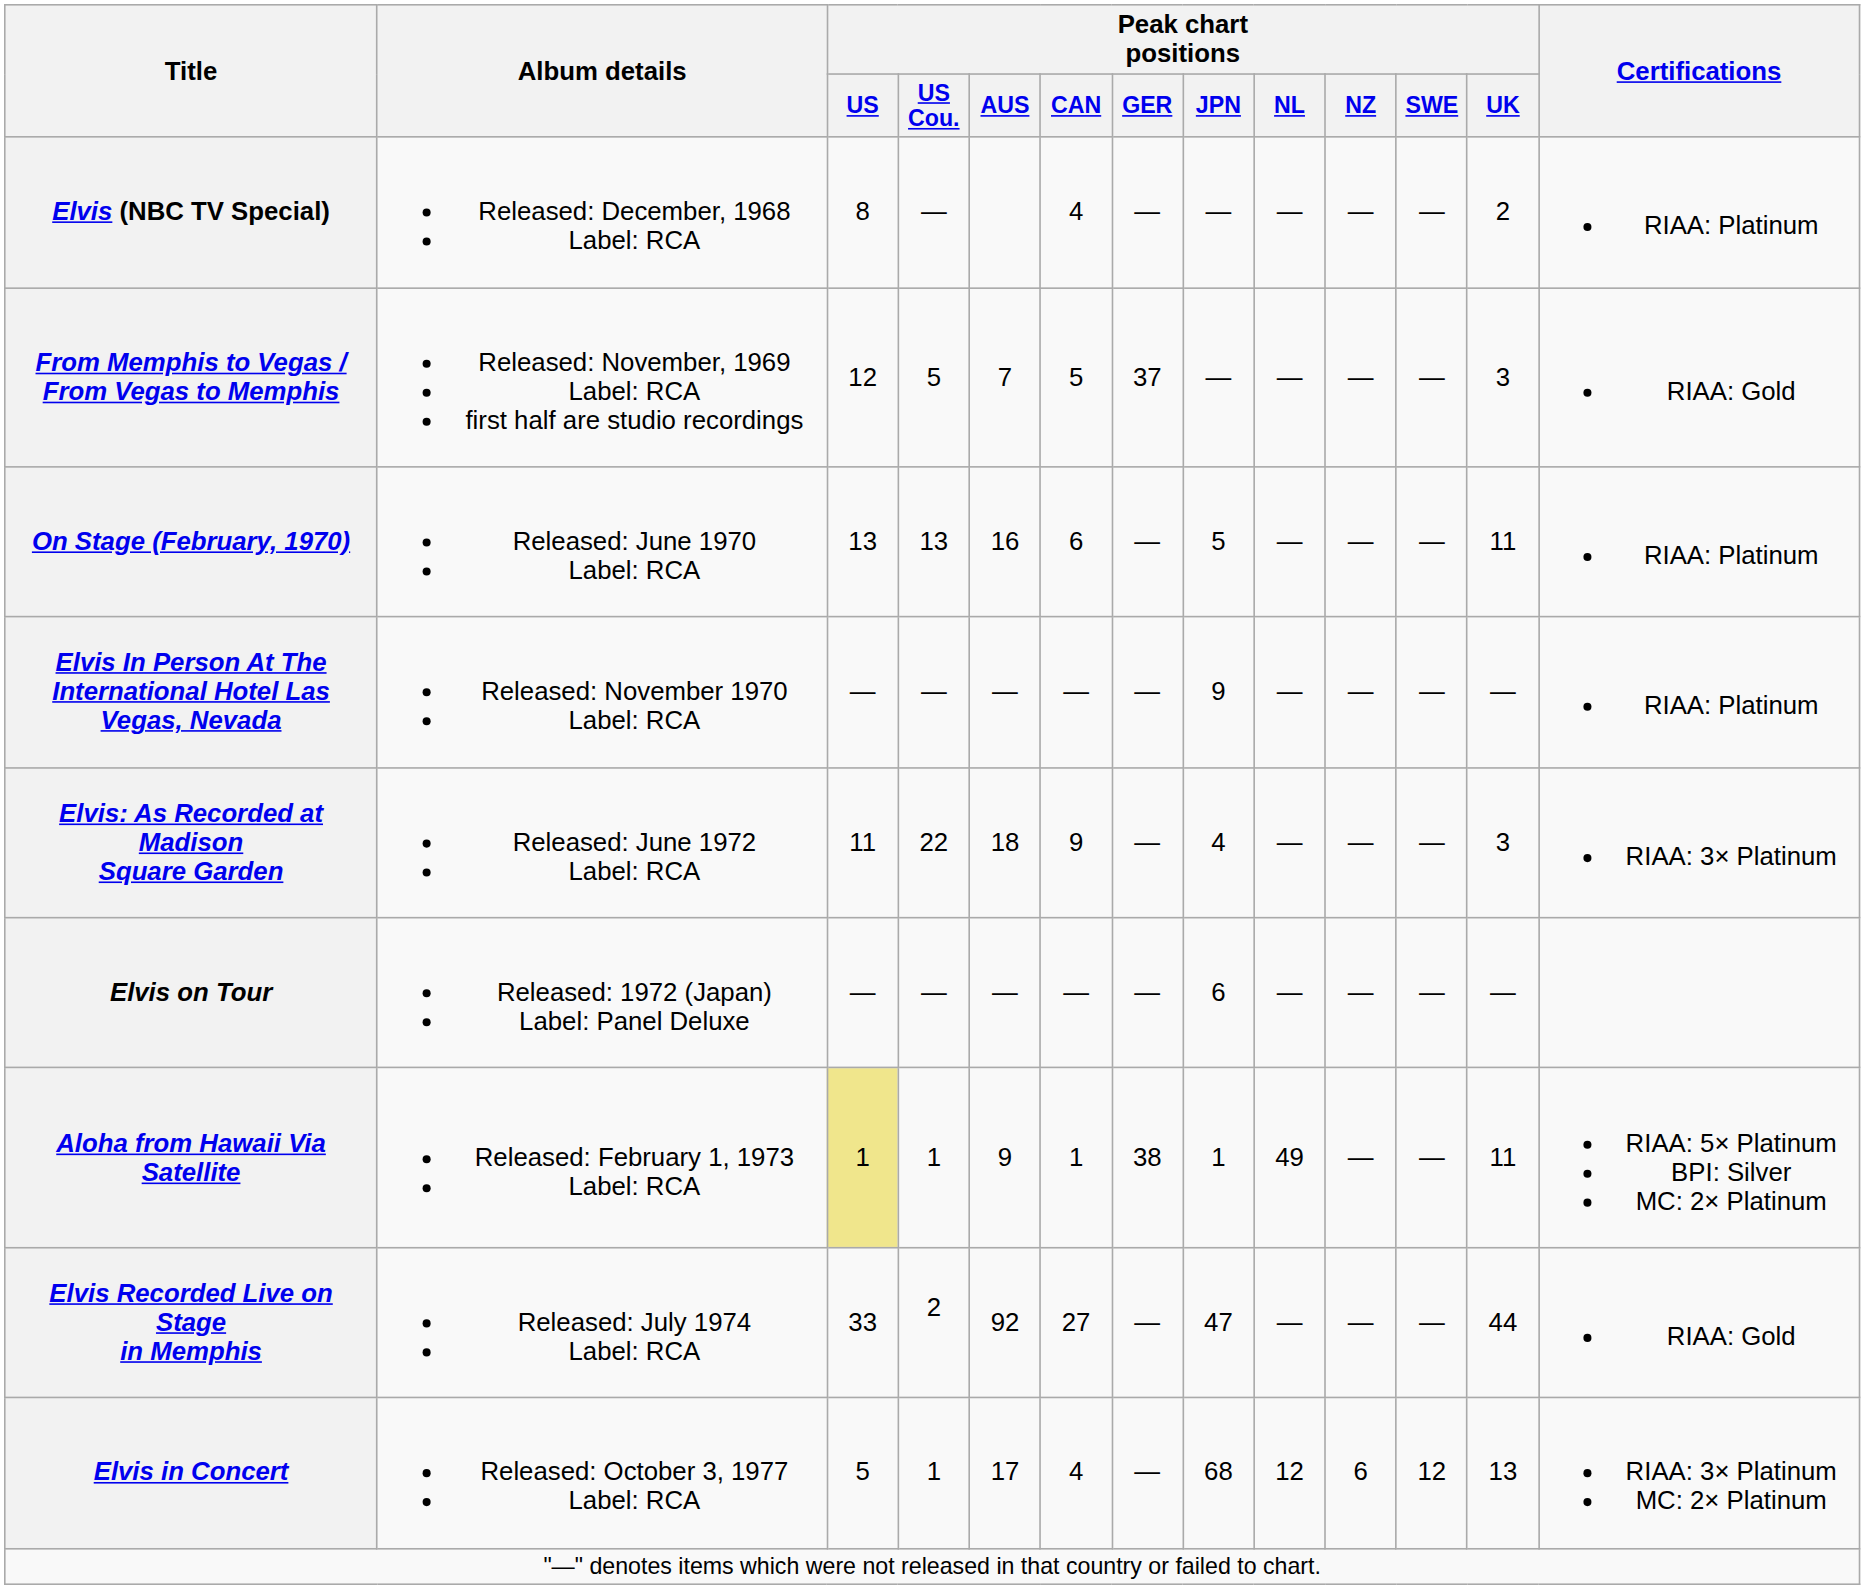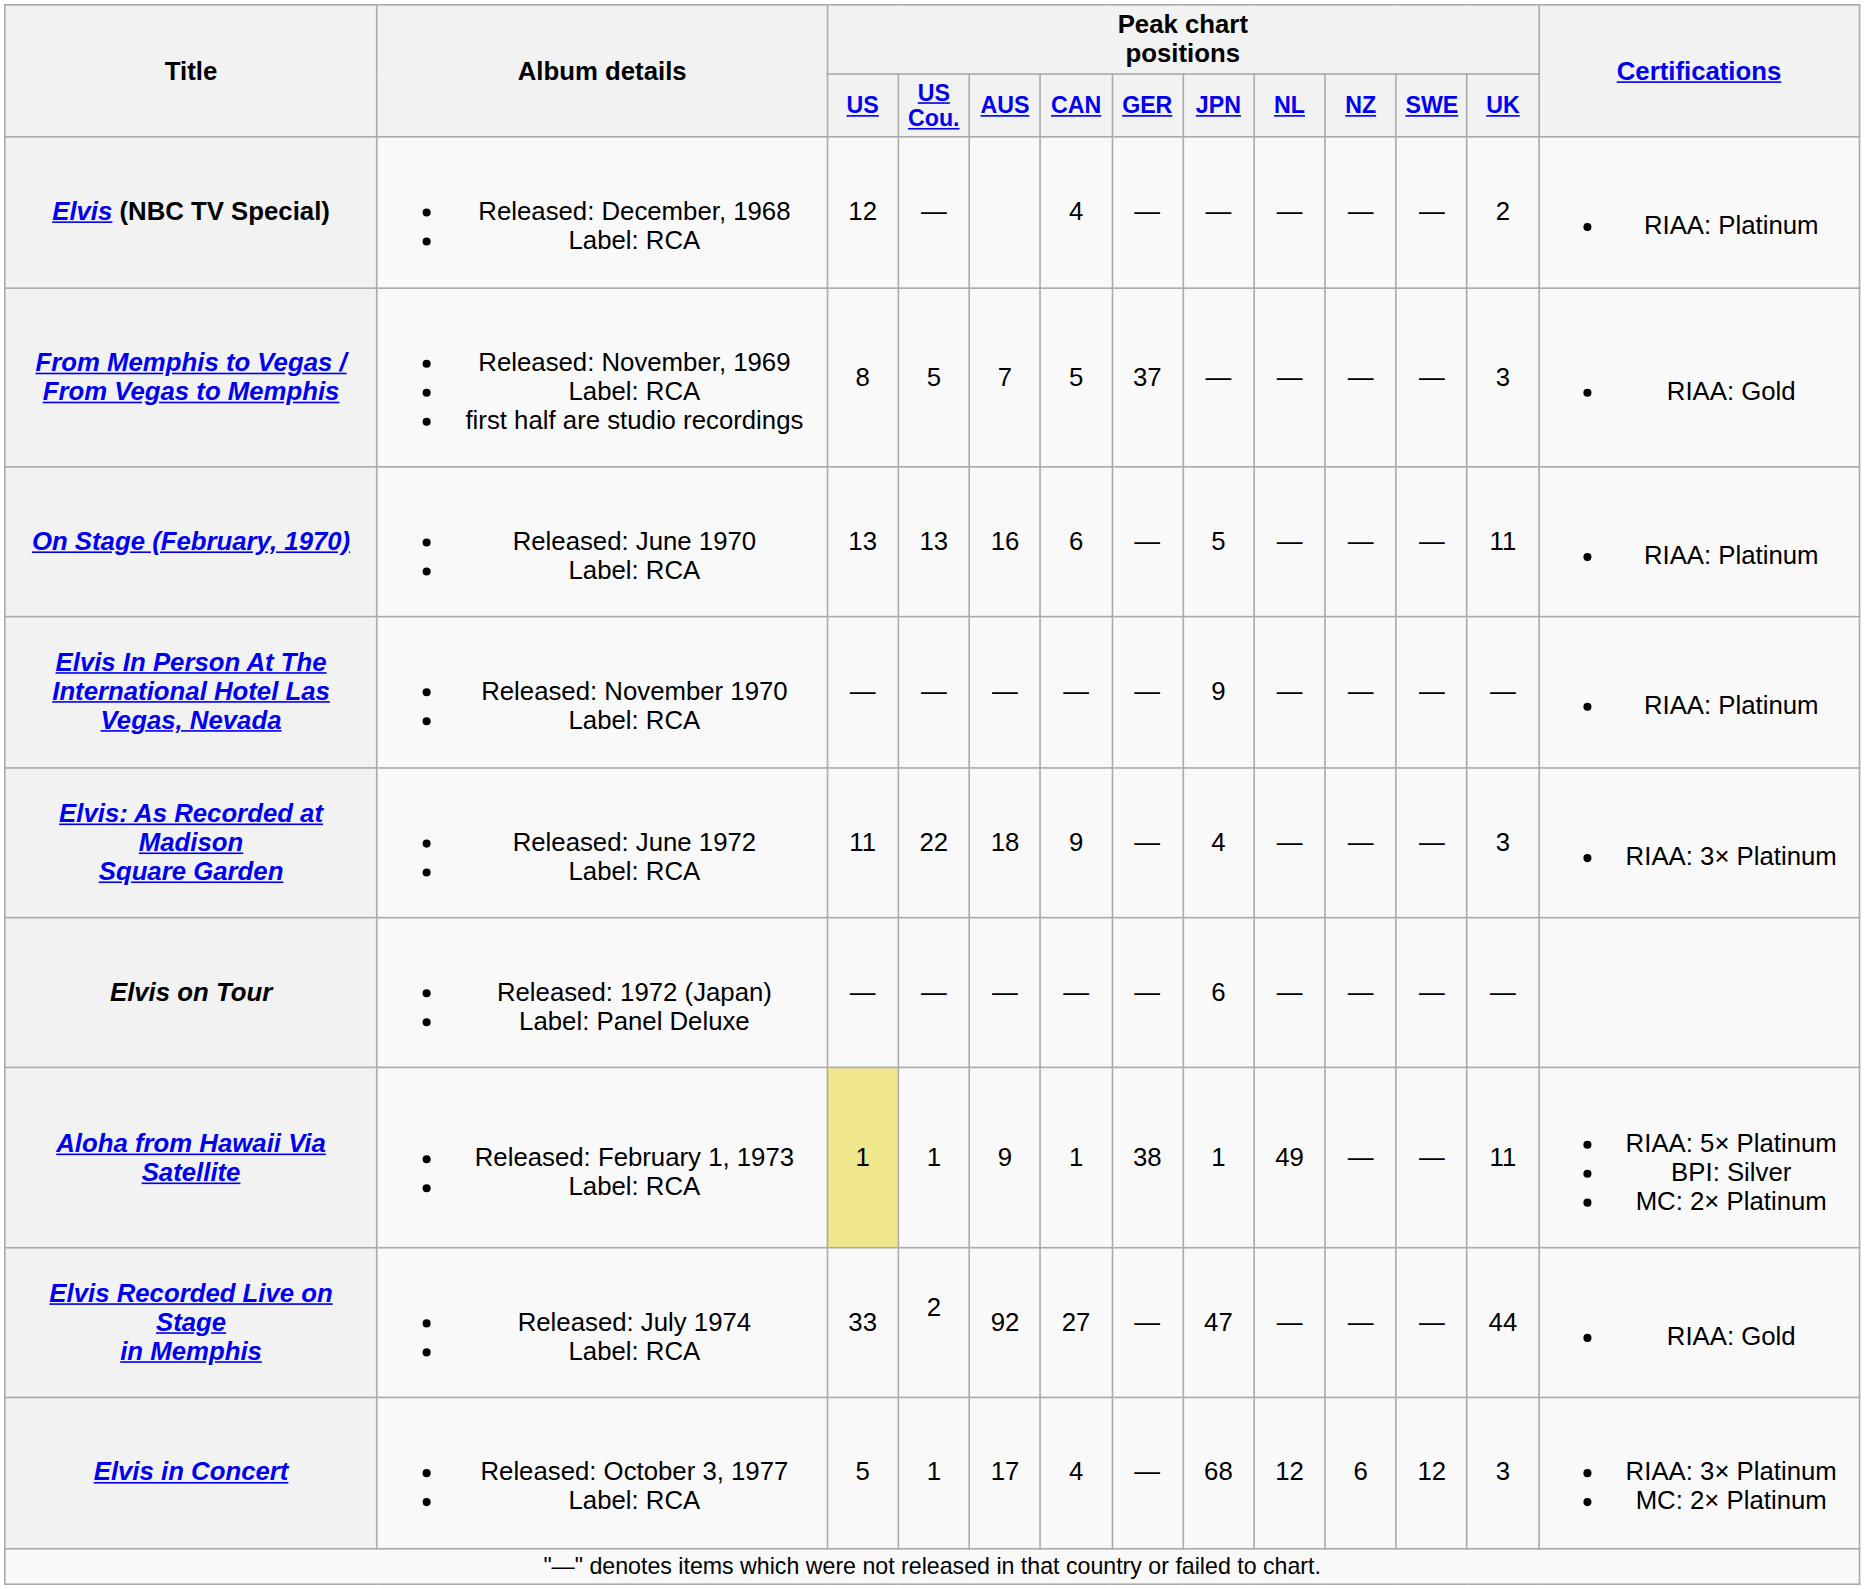(863, 211) 8 -> (863, 211) 12
(863, 376) 12 -> (863, 376) 8
(1503, 1472) 13 -> (1503, 1472) 3
